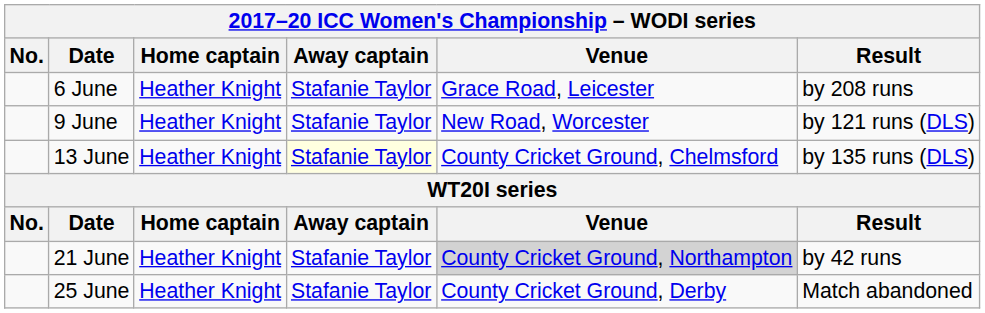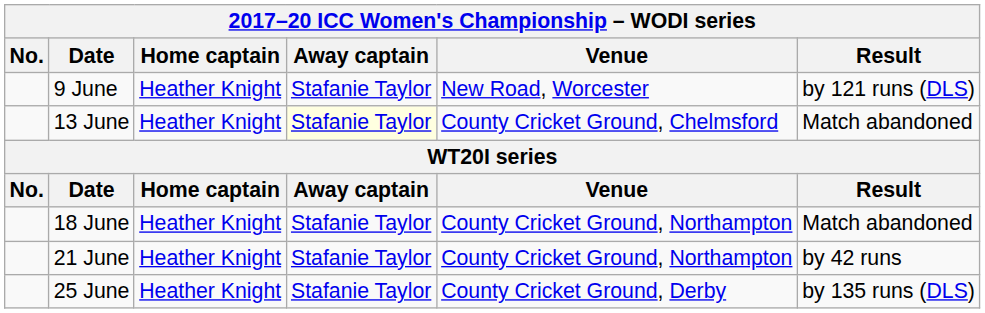- row: (86, 88)
(889, 156) by 135 runs (DLS) -> (887, 122) Match abandoned
+ row: (92, 223)
(617, 257) lightgrey background -> (617, 257) no background
(887, 291) Match abandoned -> (889, 291) by 135 runs (DLS)
